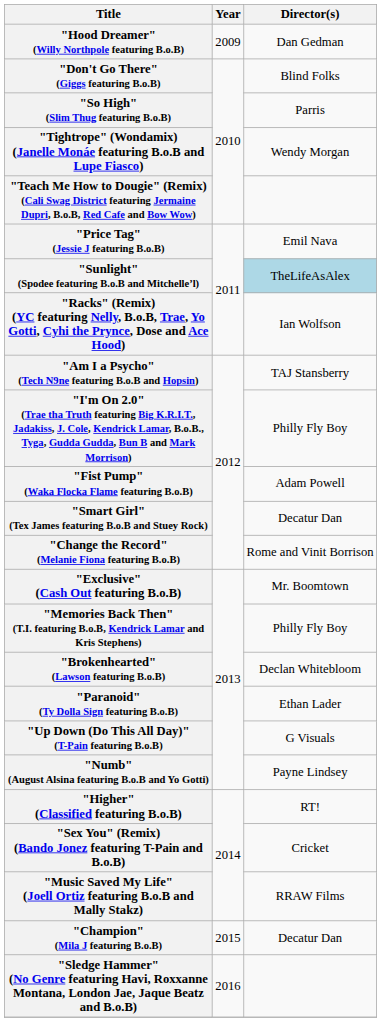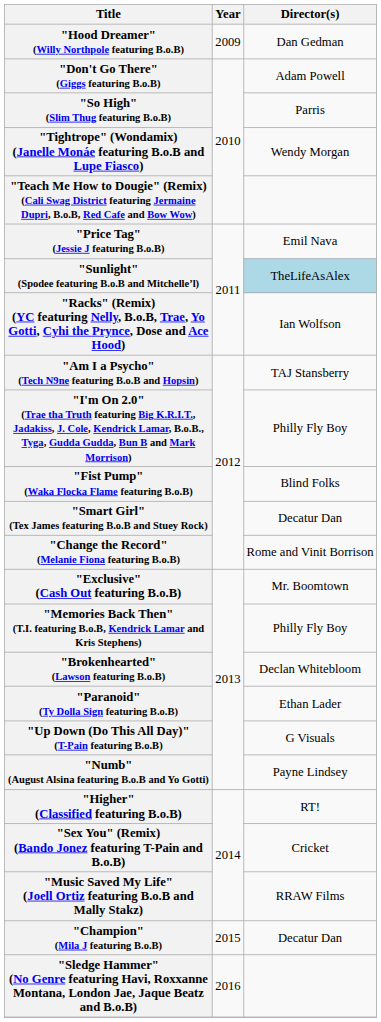(310, 75) Blind Folks -> (310, 75) Adam Powell
(310, 483) Adam Powell -> (310, 483) Blind Folks
